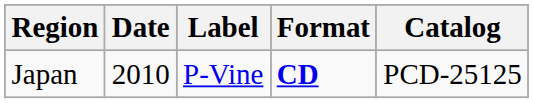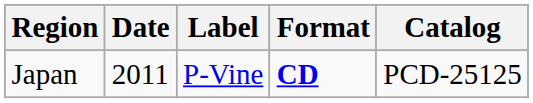(141, 73) 2010 -> (140, 73) 2011
